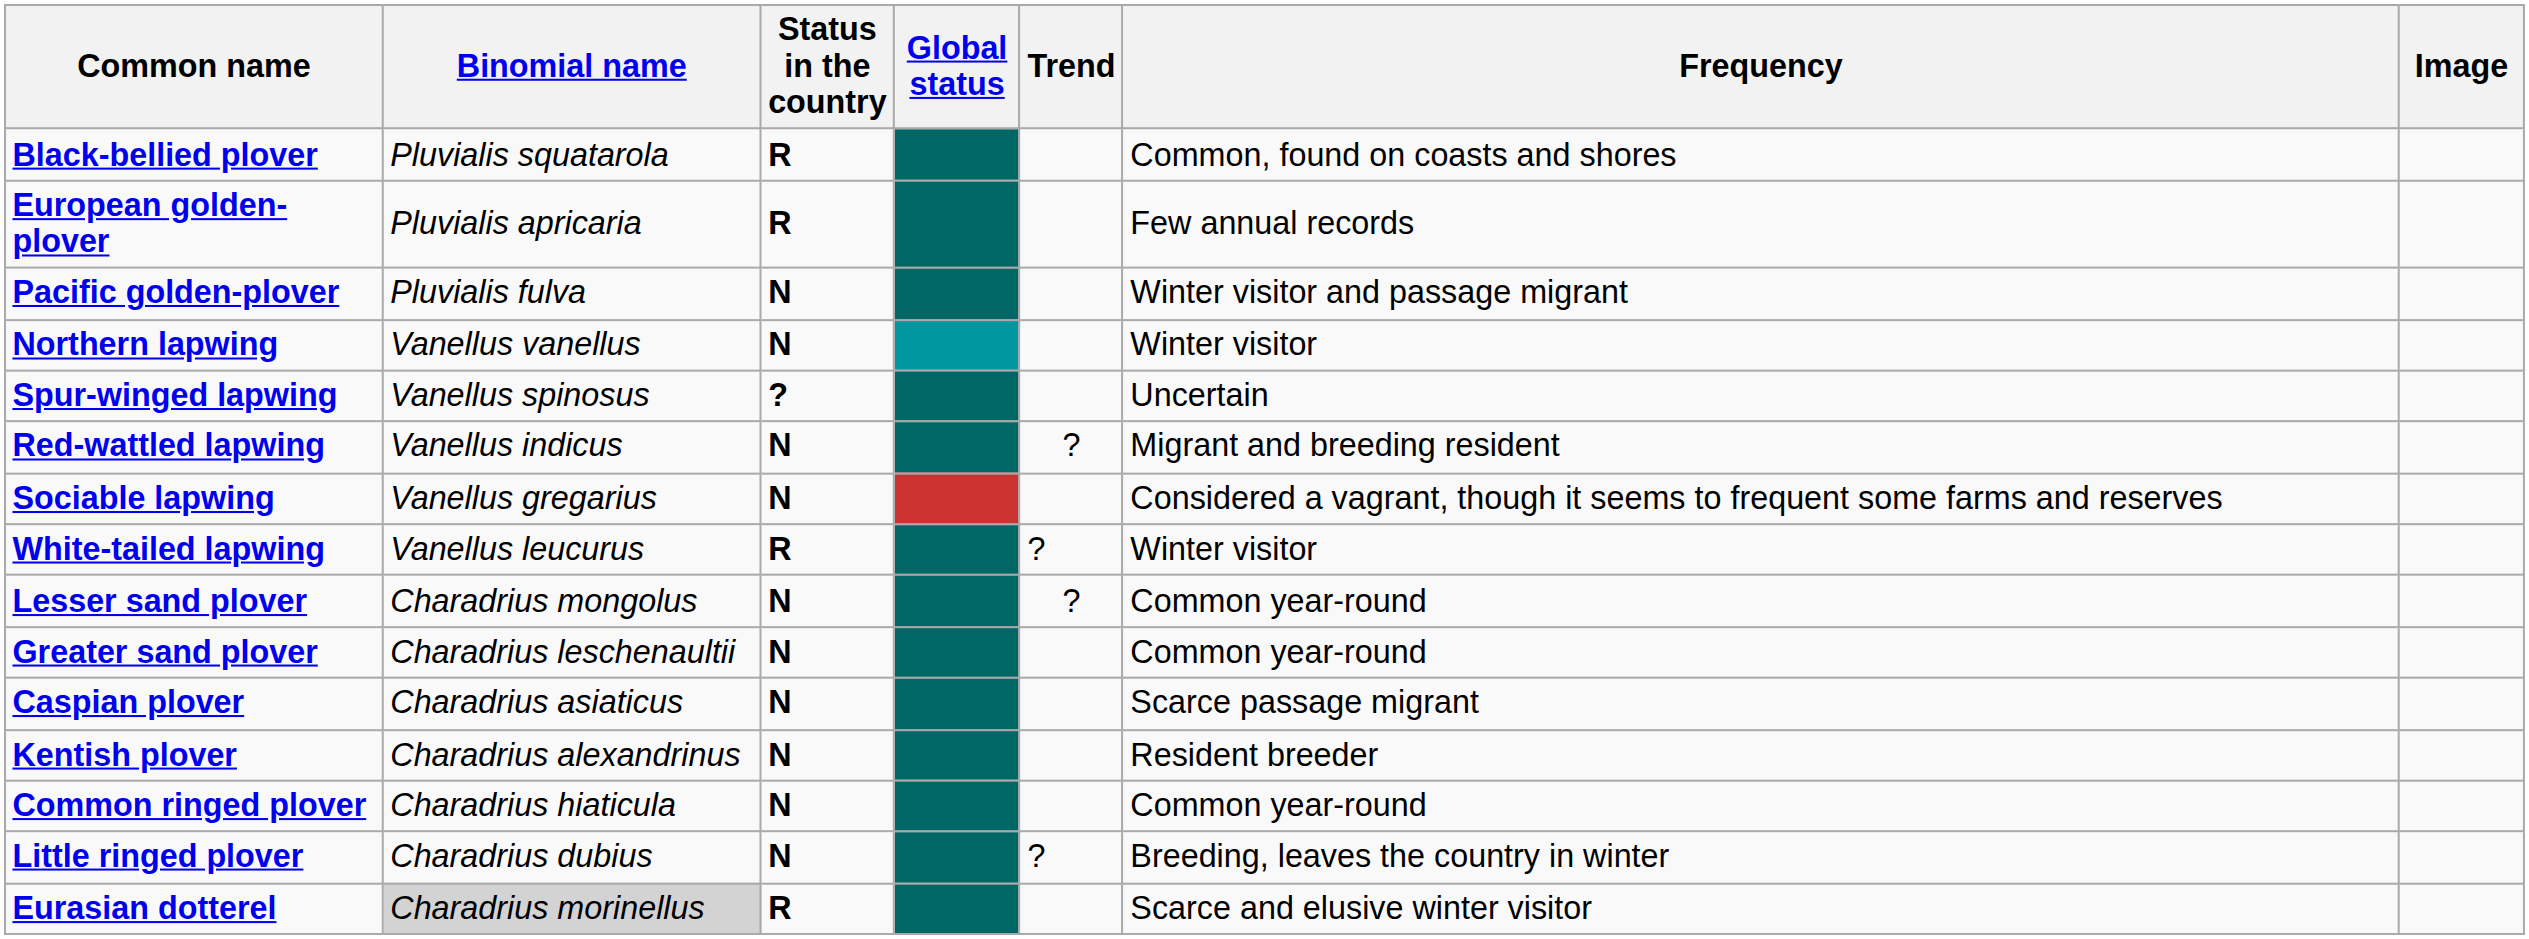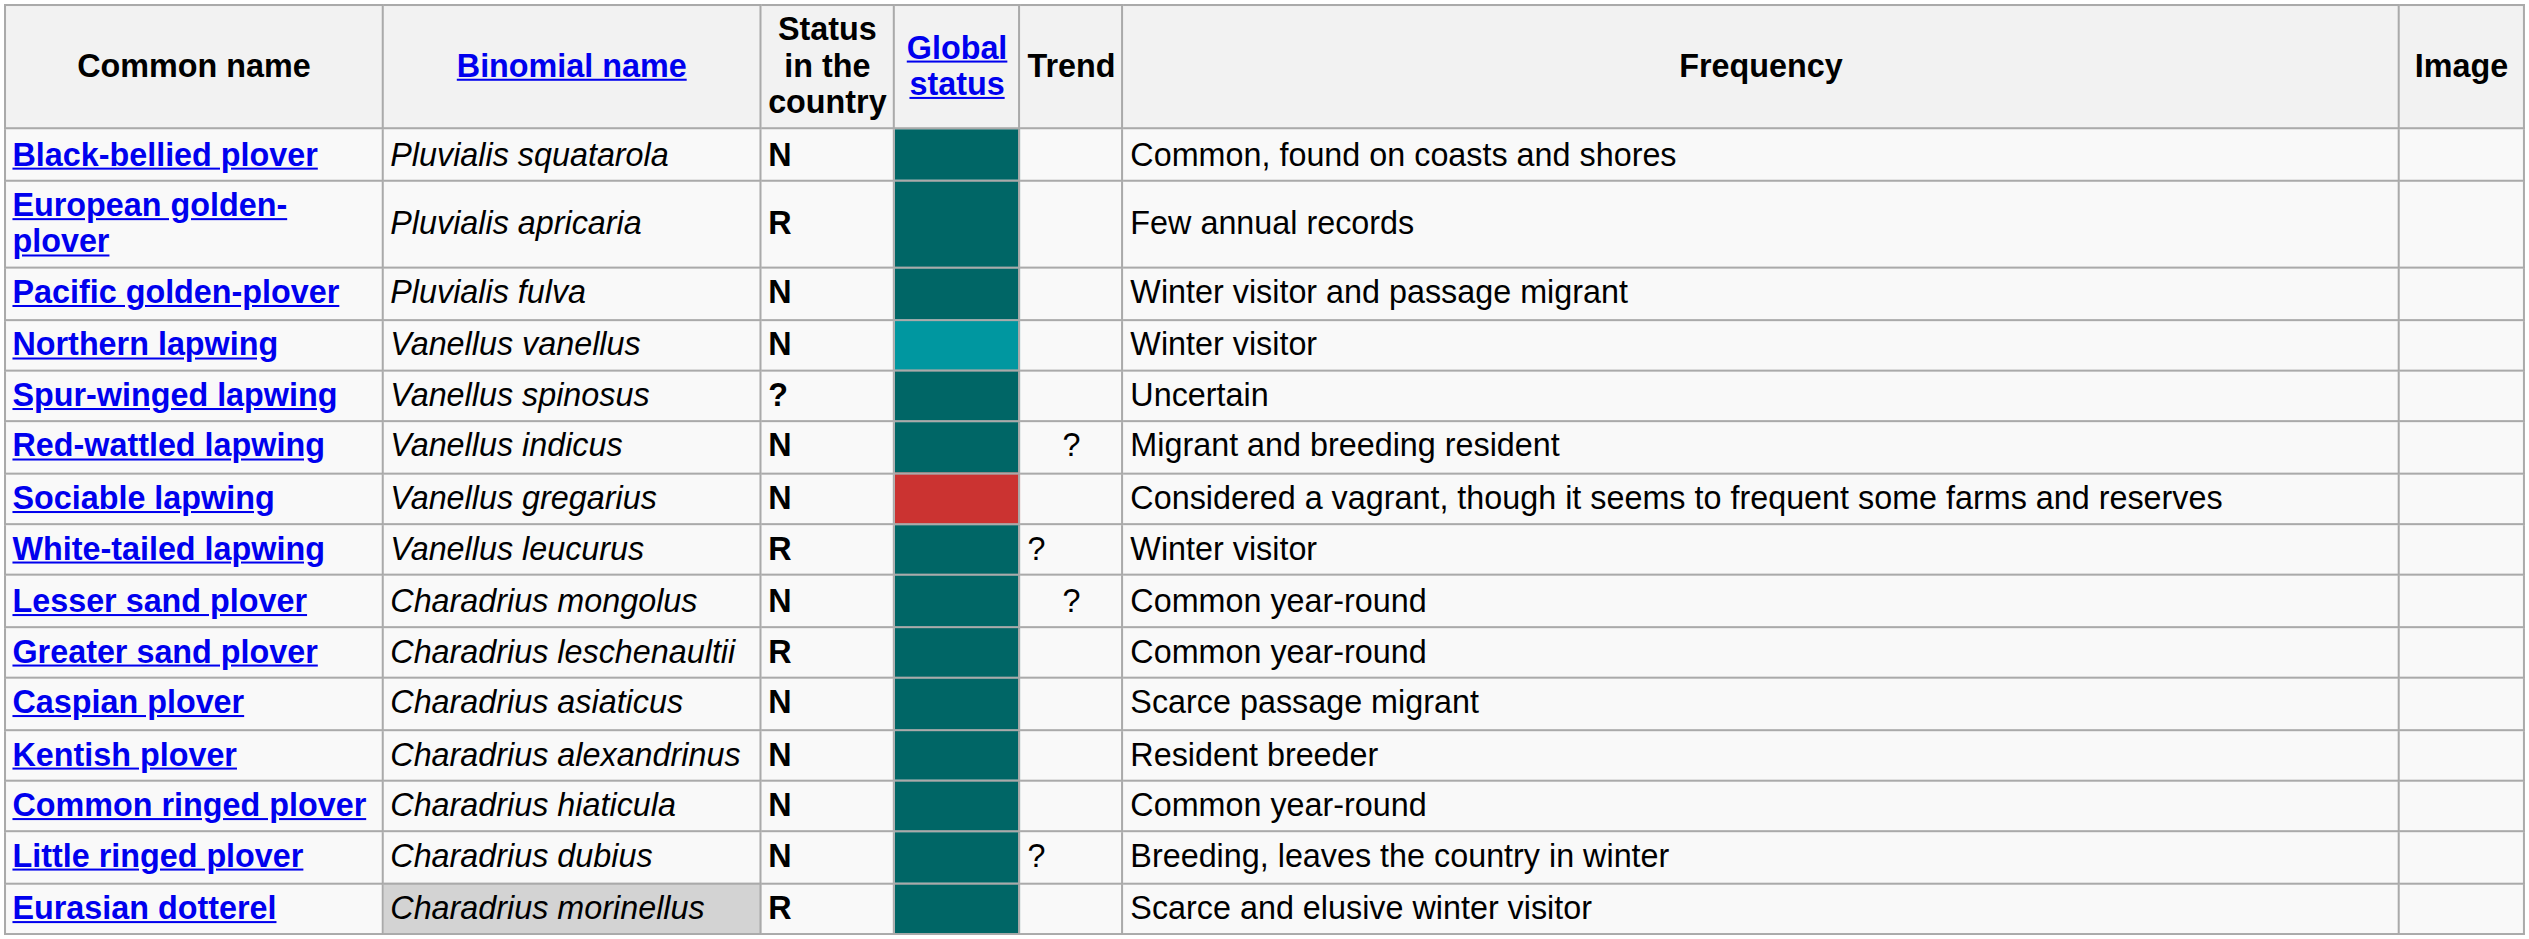(780, 154) R -> (780, 154) N
(780, 651) N -> (780, 651) R
